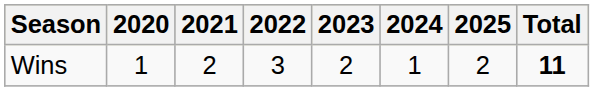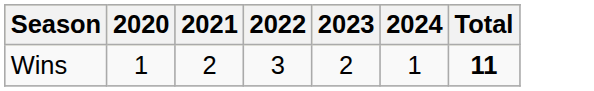- column: (483, 24)
